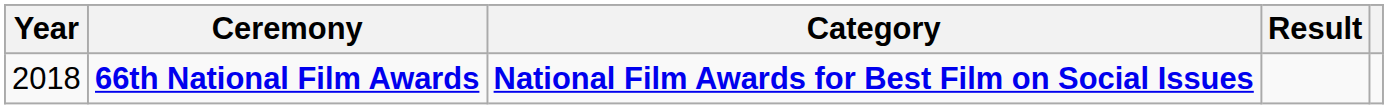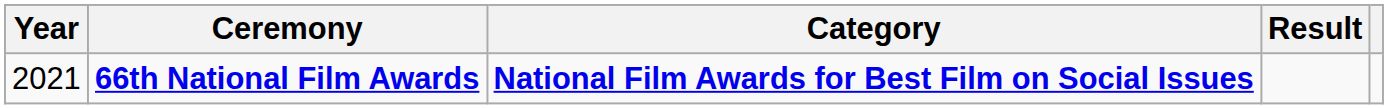(46, 77) 2018 -> (46, 77) 2021
